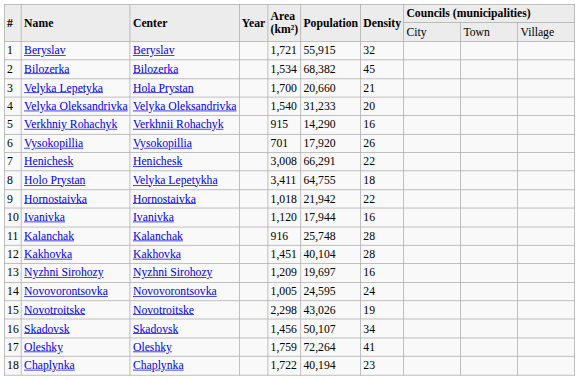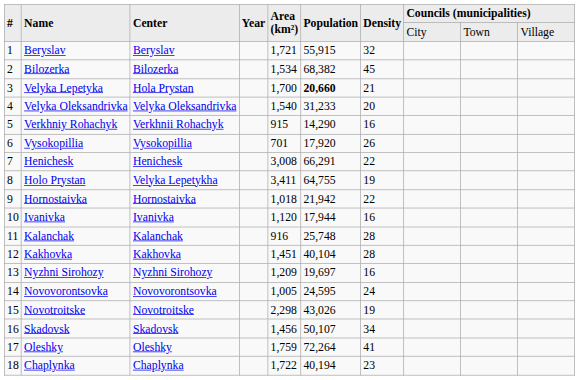(320, 87) normal -> (320, 87) bold
(369, 180) 18 -> (369, 180) 19
